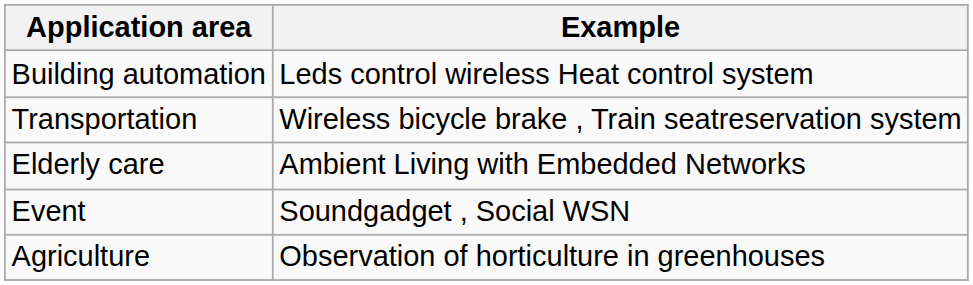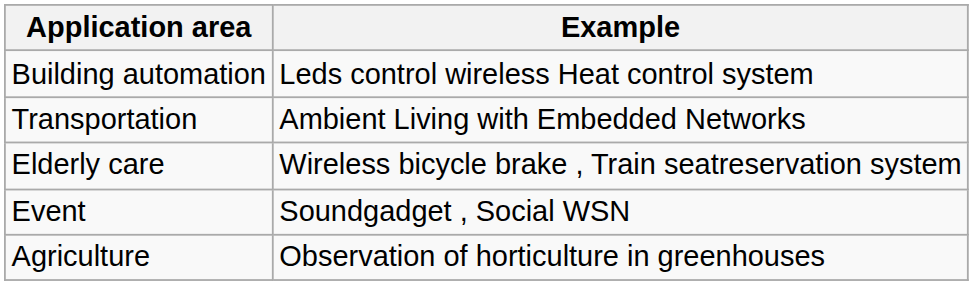(621, 119) Wireless bicycle brake , Train seatreservation system -> (543, 119) Ambient Living with Embedded Networks
(543, 165) Ambient Living with Embedded Networks -> (621, 165) Wireless bicycle brake , Train seatreservation system
